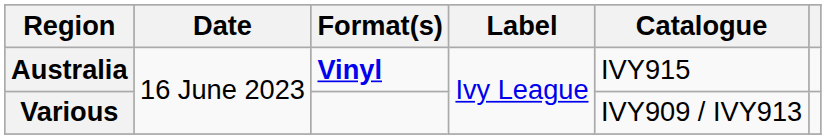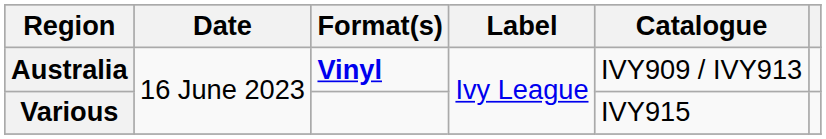(646, 69) IVY915 -> (702, 69) IVY909 / IVY913
(702, 112) IVY909 / IVY913 -> (646, 112) IVY915
